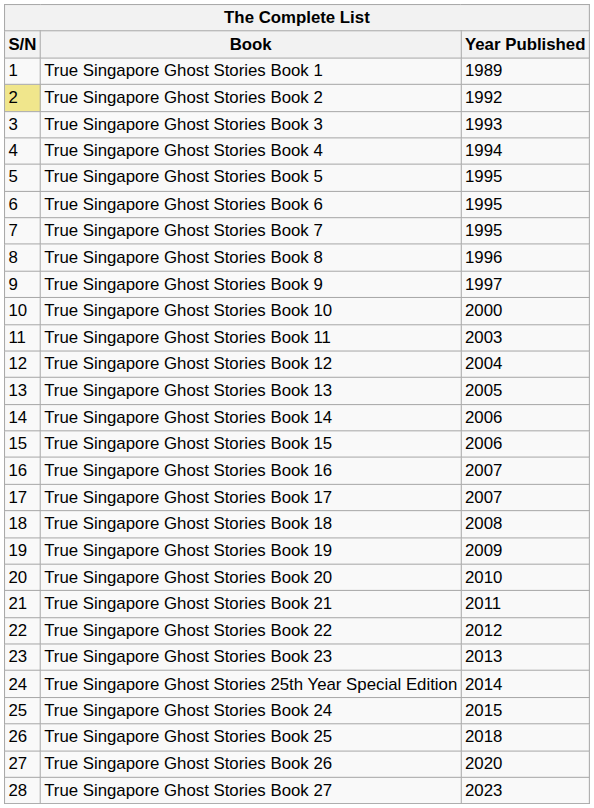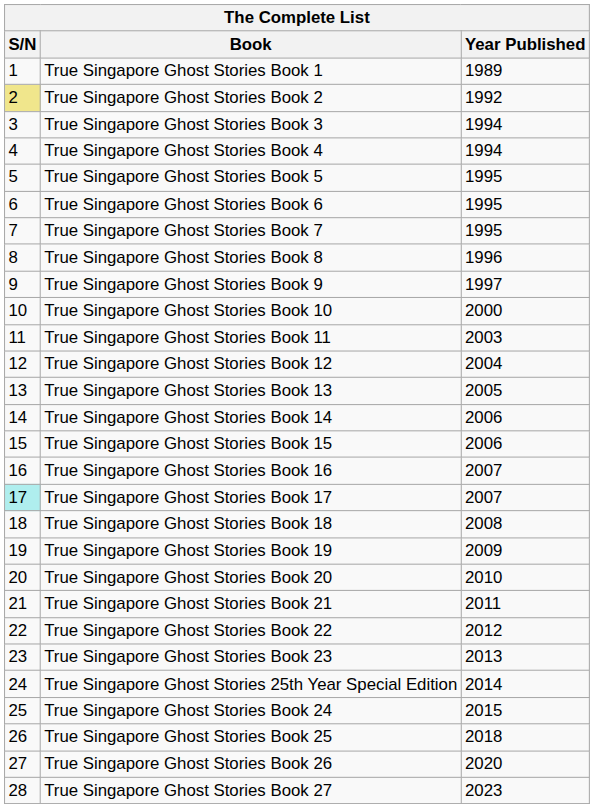(484, 124) 1993 -> (484, 124) 1994
(18, 497) no background -> (18, 497) paleturquoise background
